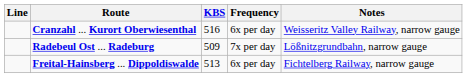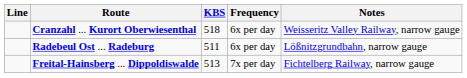(212, 30) 516 -> (212, 30) 518
(212, 47) 509 -> (212, 47) 511
(253, 47) 7x per day -> (253, 47) 6x per day
(253, 64) 6x per day -> (253, 64) 7x per day
